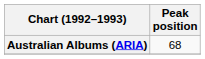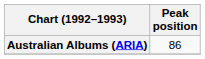(175, 44) 68 -> (175, 44) 86
